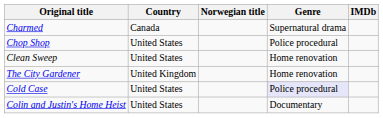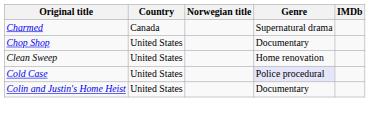(304, 43) Police procedural -> (282, 43) Documentary
- row: (43, 74)
